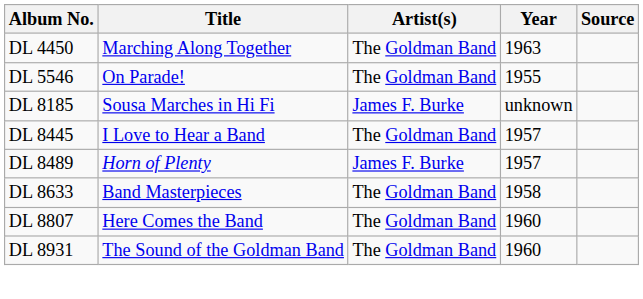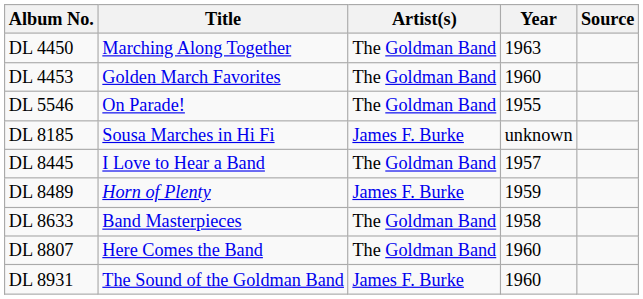+ row: (41, 76)
(523, 163) 1957 -> (523, 192) 1959
(424, 250) The Goldman Band -> (408, 279) James F. Burke
